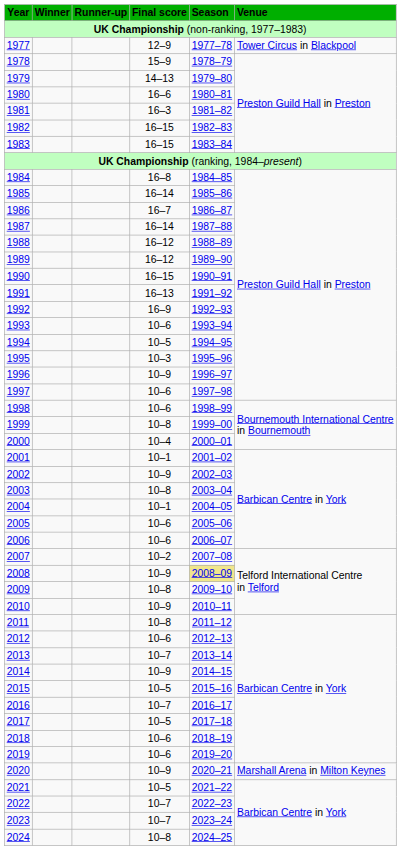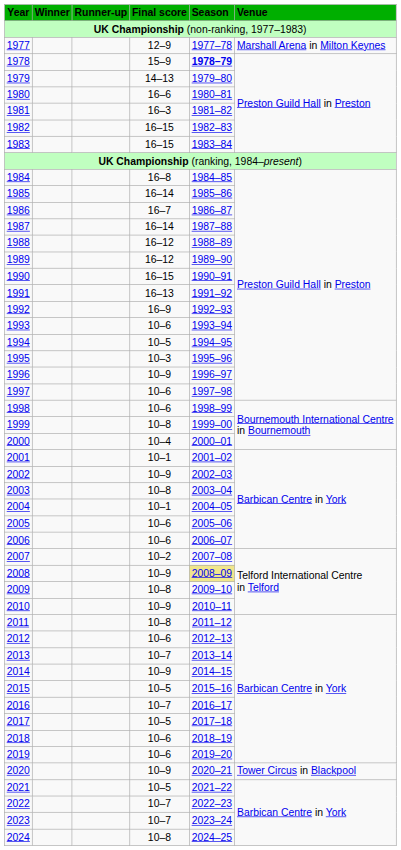(296, 45) Tower Circus in Blackpool -> (311, 45) Marshall Arena in Milton Keynes
(212, 62) normal -> (212, 62) bold
(311, 771) Marshall Arena in Milton Keynes -> (296, 771) Tower Circus in Blackpool
